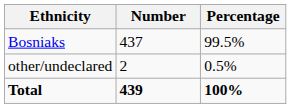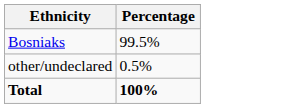- column: (158, 16)
